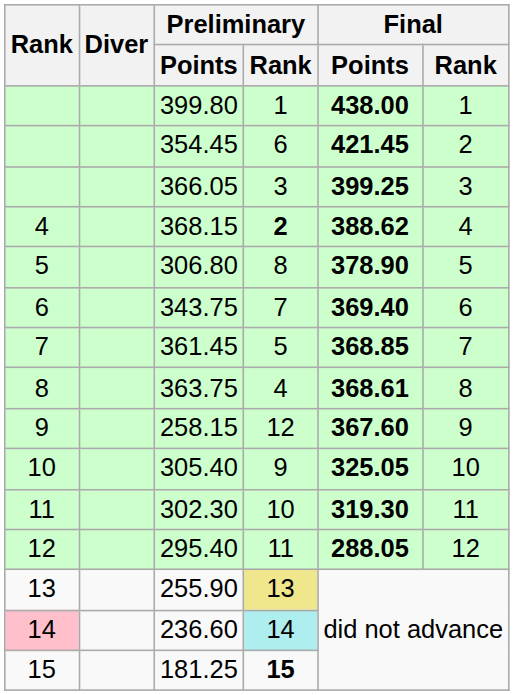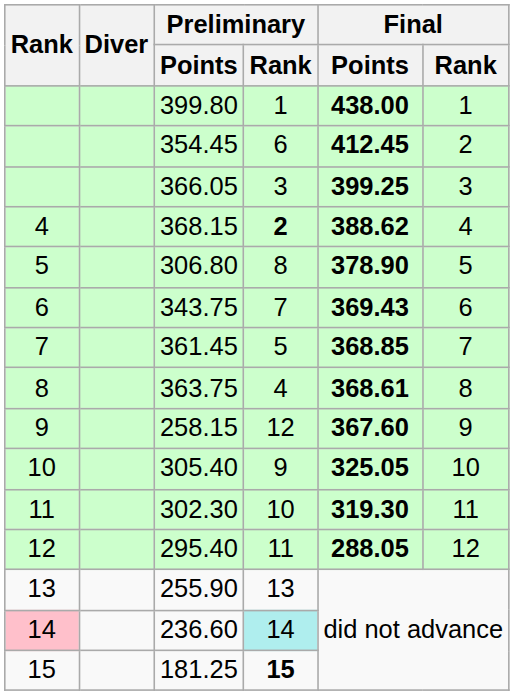(370, 145) 421.45 -> (370, 145) 412.45
(370, 307) 369.40 -> (370, 307) 369.43
(281, 589) khaki background -> (281, 589) no background
